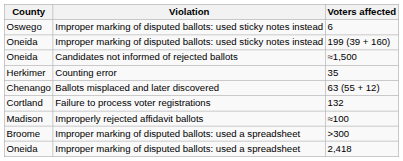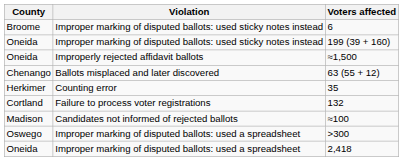(24, 27) Oswego -> (23, 27) Broome
(147, 57) Candidates not informed of rejected ballots -> (129, 57) Improperly rejected affidavit ballots
rows swapped: (333, 73) <-> (354, 88)
(129, 118) Improperly rejected affidavit ballots -> (147, 118) Candidates not informed of rejected ballots
(23, 133) Broome -> (24, 133) Oswego
